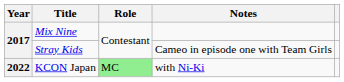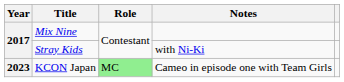(243, 49) Cameo in episode one with Team Girls -> (180, 49) with Ni-Ki
(18, 67) 2022 -> (18, 67) 2023
(180, 67) with Ni-Ki -> (243, 67) Cameo in episode one with Team Girls
